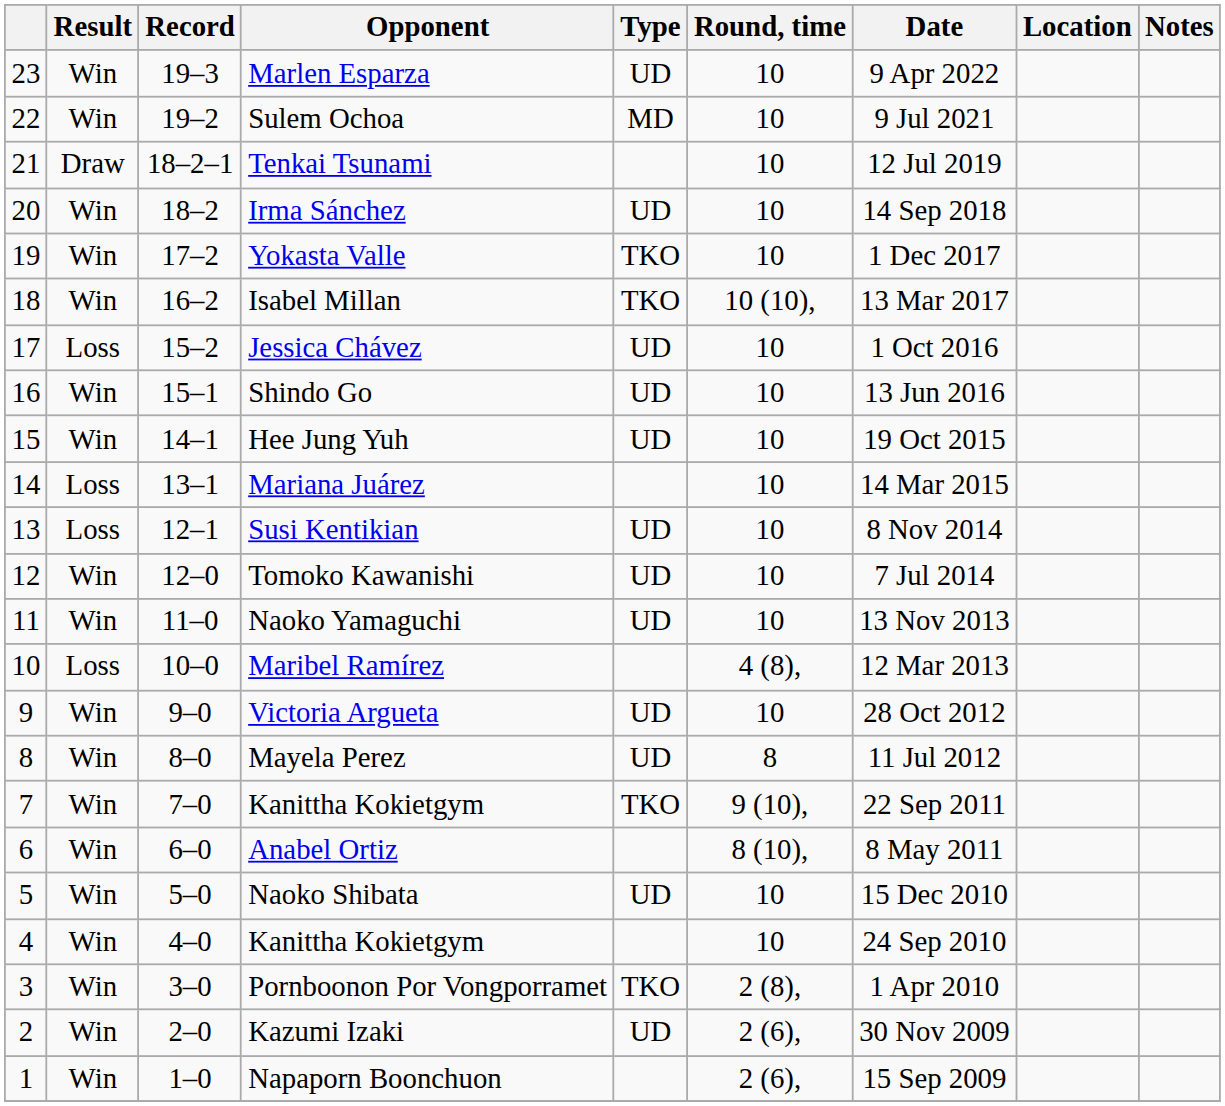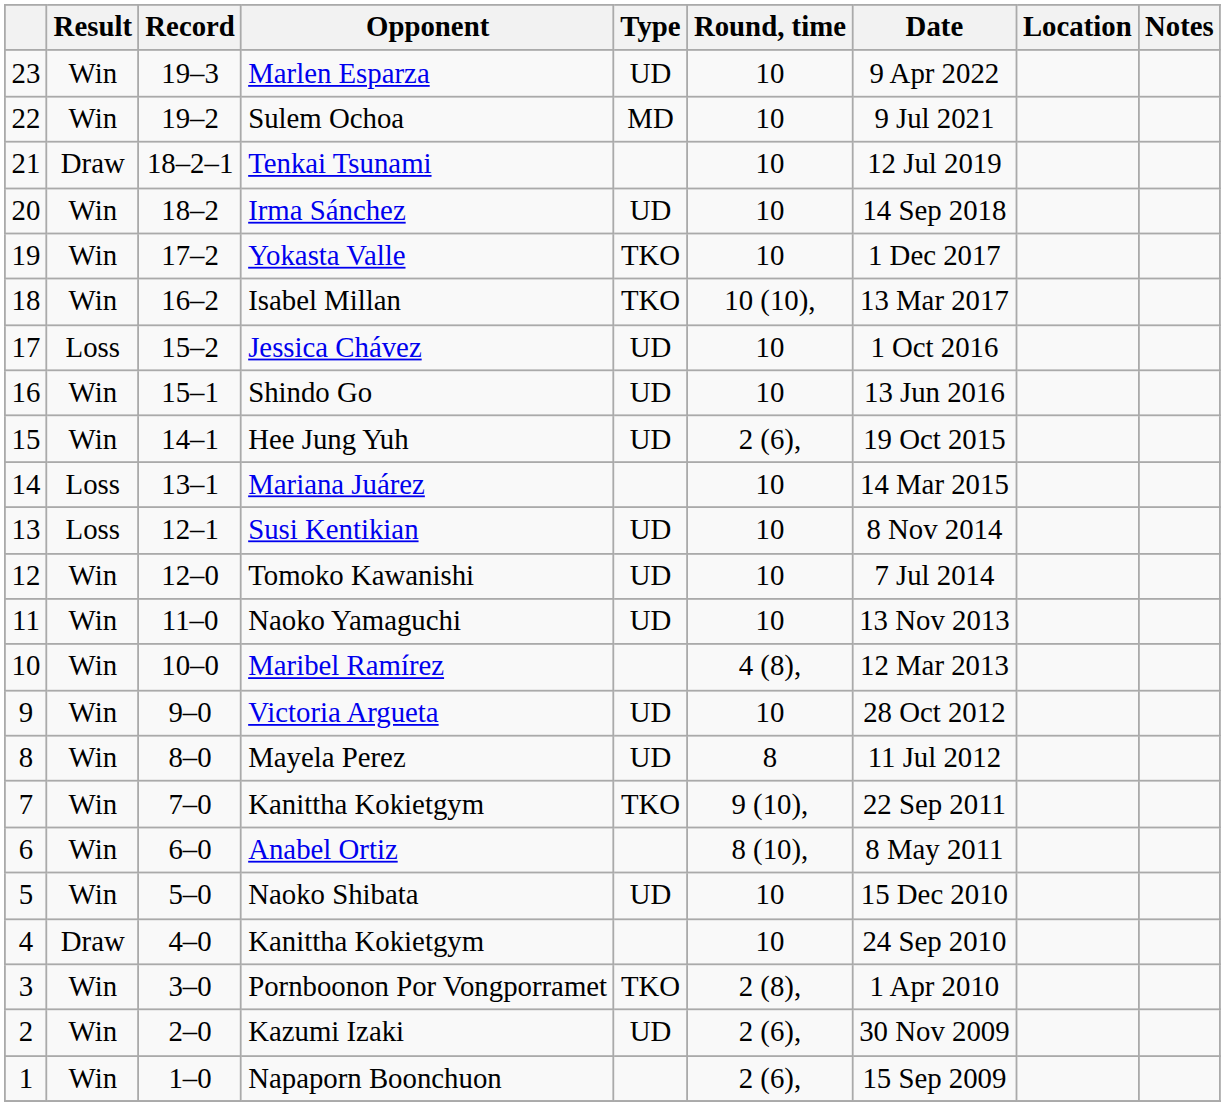(770, 438) 10 -> (770, 438) 2 (6),
(93, 666) Loss -> (93, 666) Win
(93, 940) Win -> (93, 940) Draw
